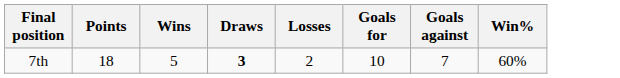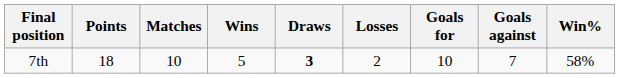+ column: (174, 26)
(513, 60) 60% -> (580, 60) 58%
